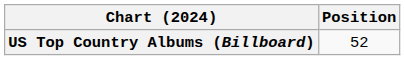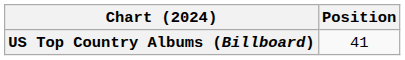(359, 42) 52 -> (359, 42) 41
